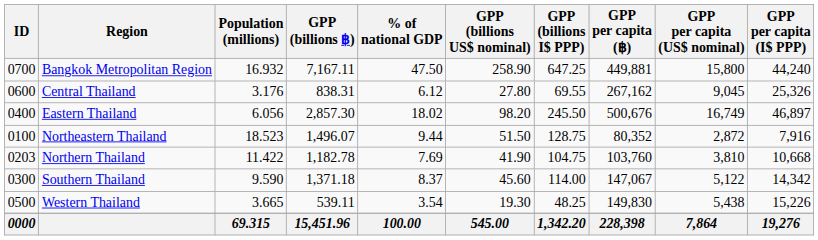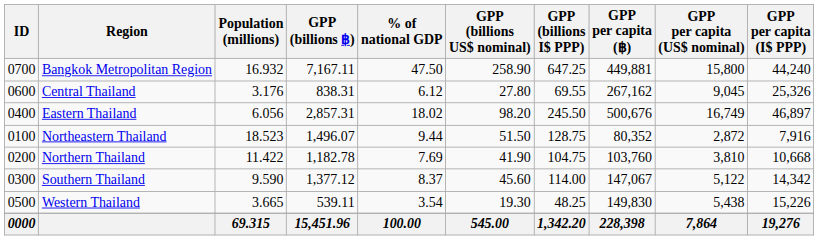(330, 113) 2,857.30 -> (330, 113) 2,857.31
(22, 158) 0203 -> (22, 158) 0200
(330, 180) 1,371.18 -> (330, 180) 1,377.12
